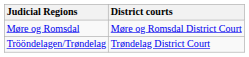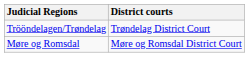rows swapped: (43, 28) <-> (56, 44)
